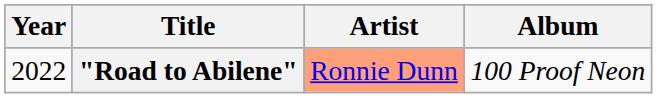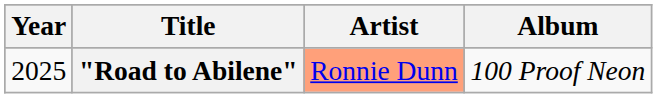(39, 69) 2022 -> (39, 69) 2025
